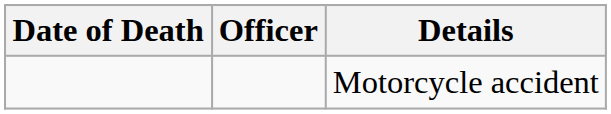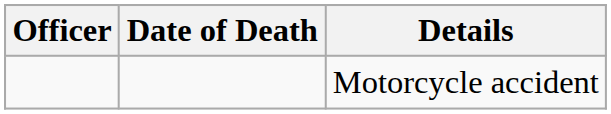columns swapped: (268, 30) <-> (108, 30)
